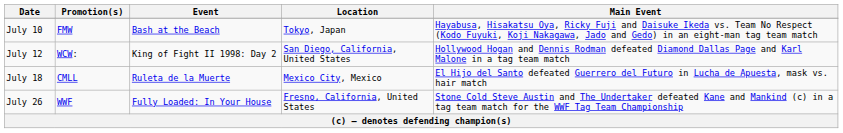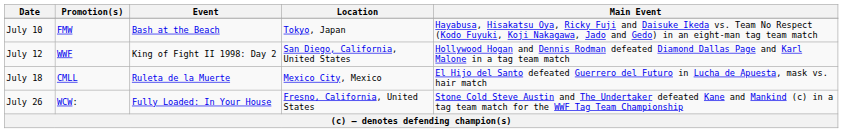(67, 54) WCW: -> (65, 54) WWF
(65, 102) WWF -> (67, 102) WCW:
